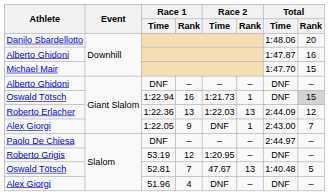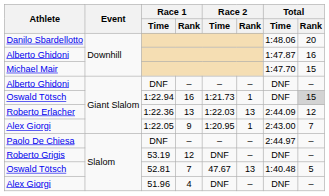(220, 127) DNF -> (220, 127) 1:20.95
(220, 155) 1:20.95 -> (220, 155) DNF
